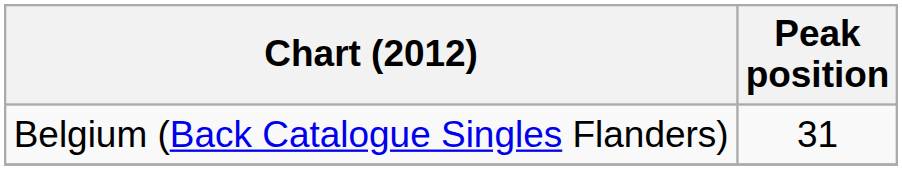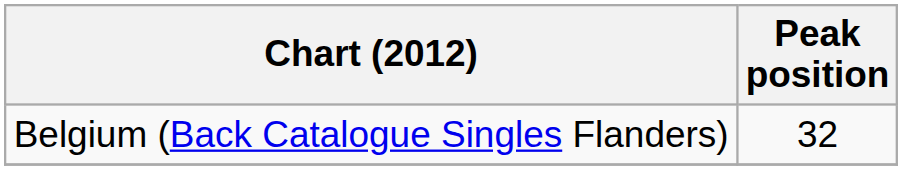(817, 134) 31 -> (817, 134) 32
